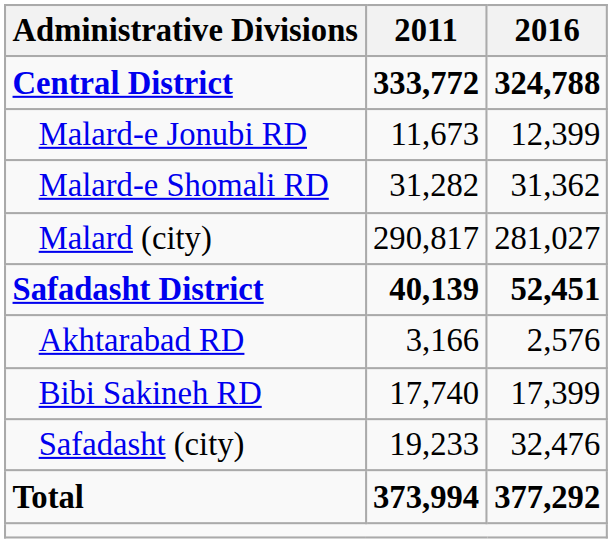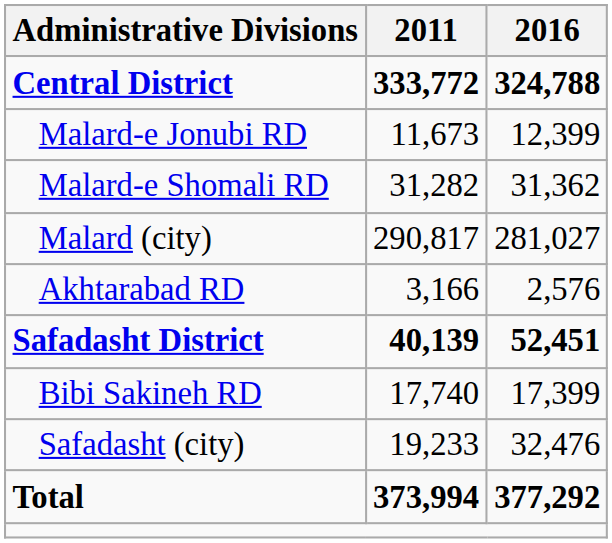rows swapped: (138, 289) <-> (142, 340)
